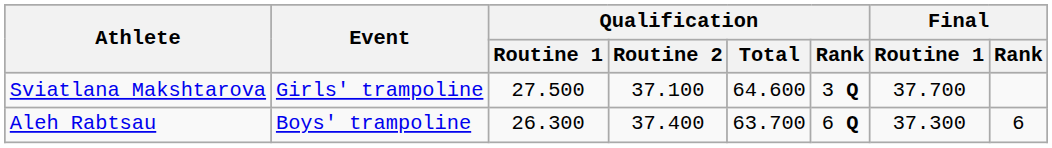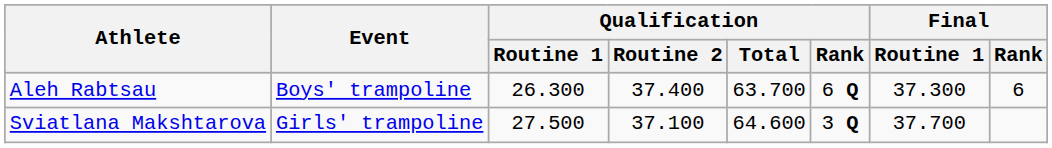rows swapped: (83, 124) <-> (138, 90)
